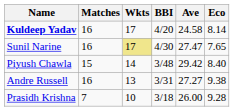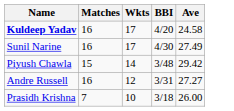- column: (217, 13)
(130, 47) khaki background -> (130, 47) no background
(190, 47) 27.47 -> (190, 47) 27.49
(130, 81) 13 -> (130, 81) 12
